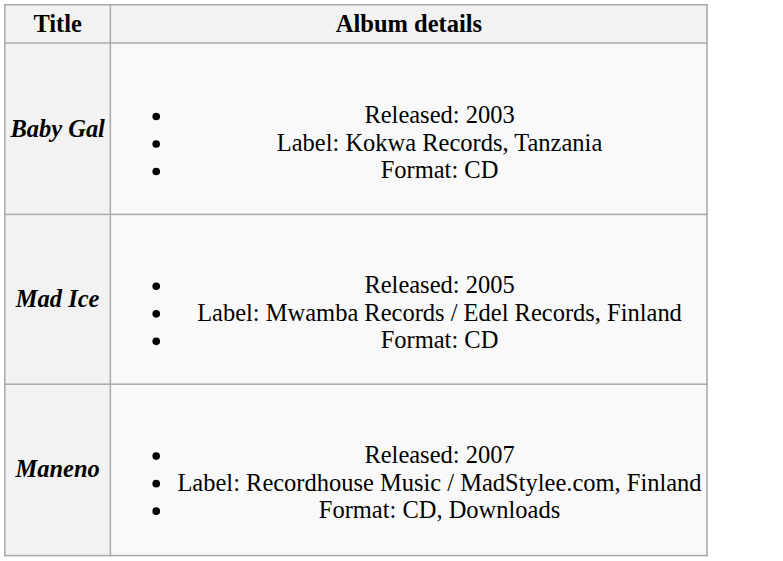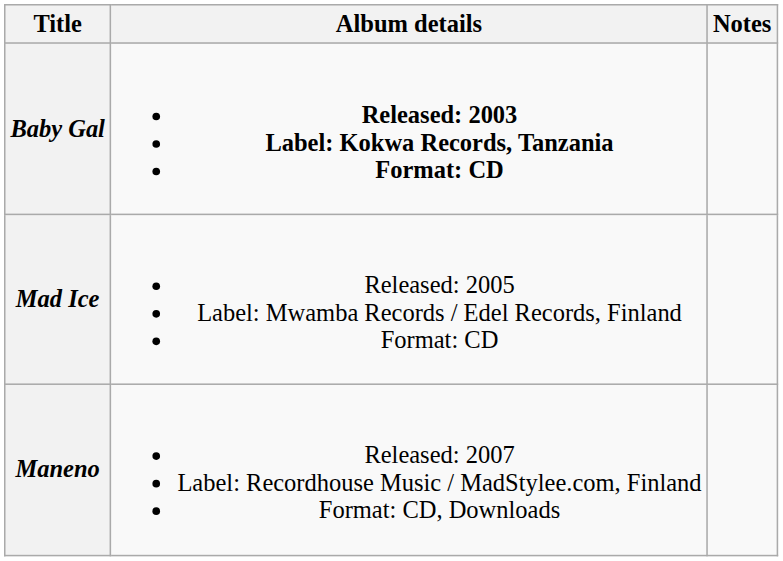+ column: (742, 23)
(409, 143) normal -> (409, 143) bold
